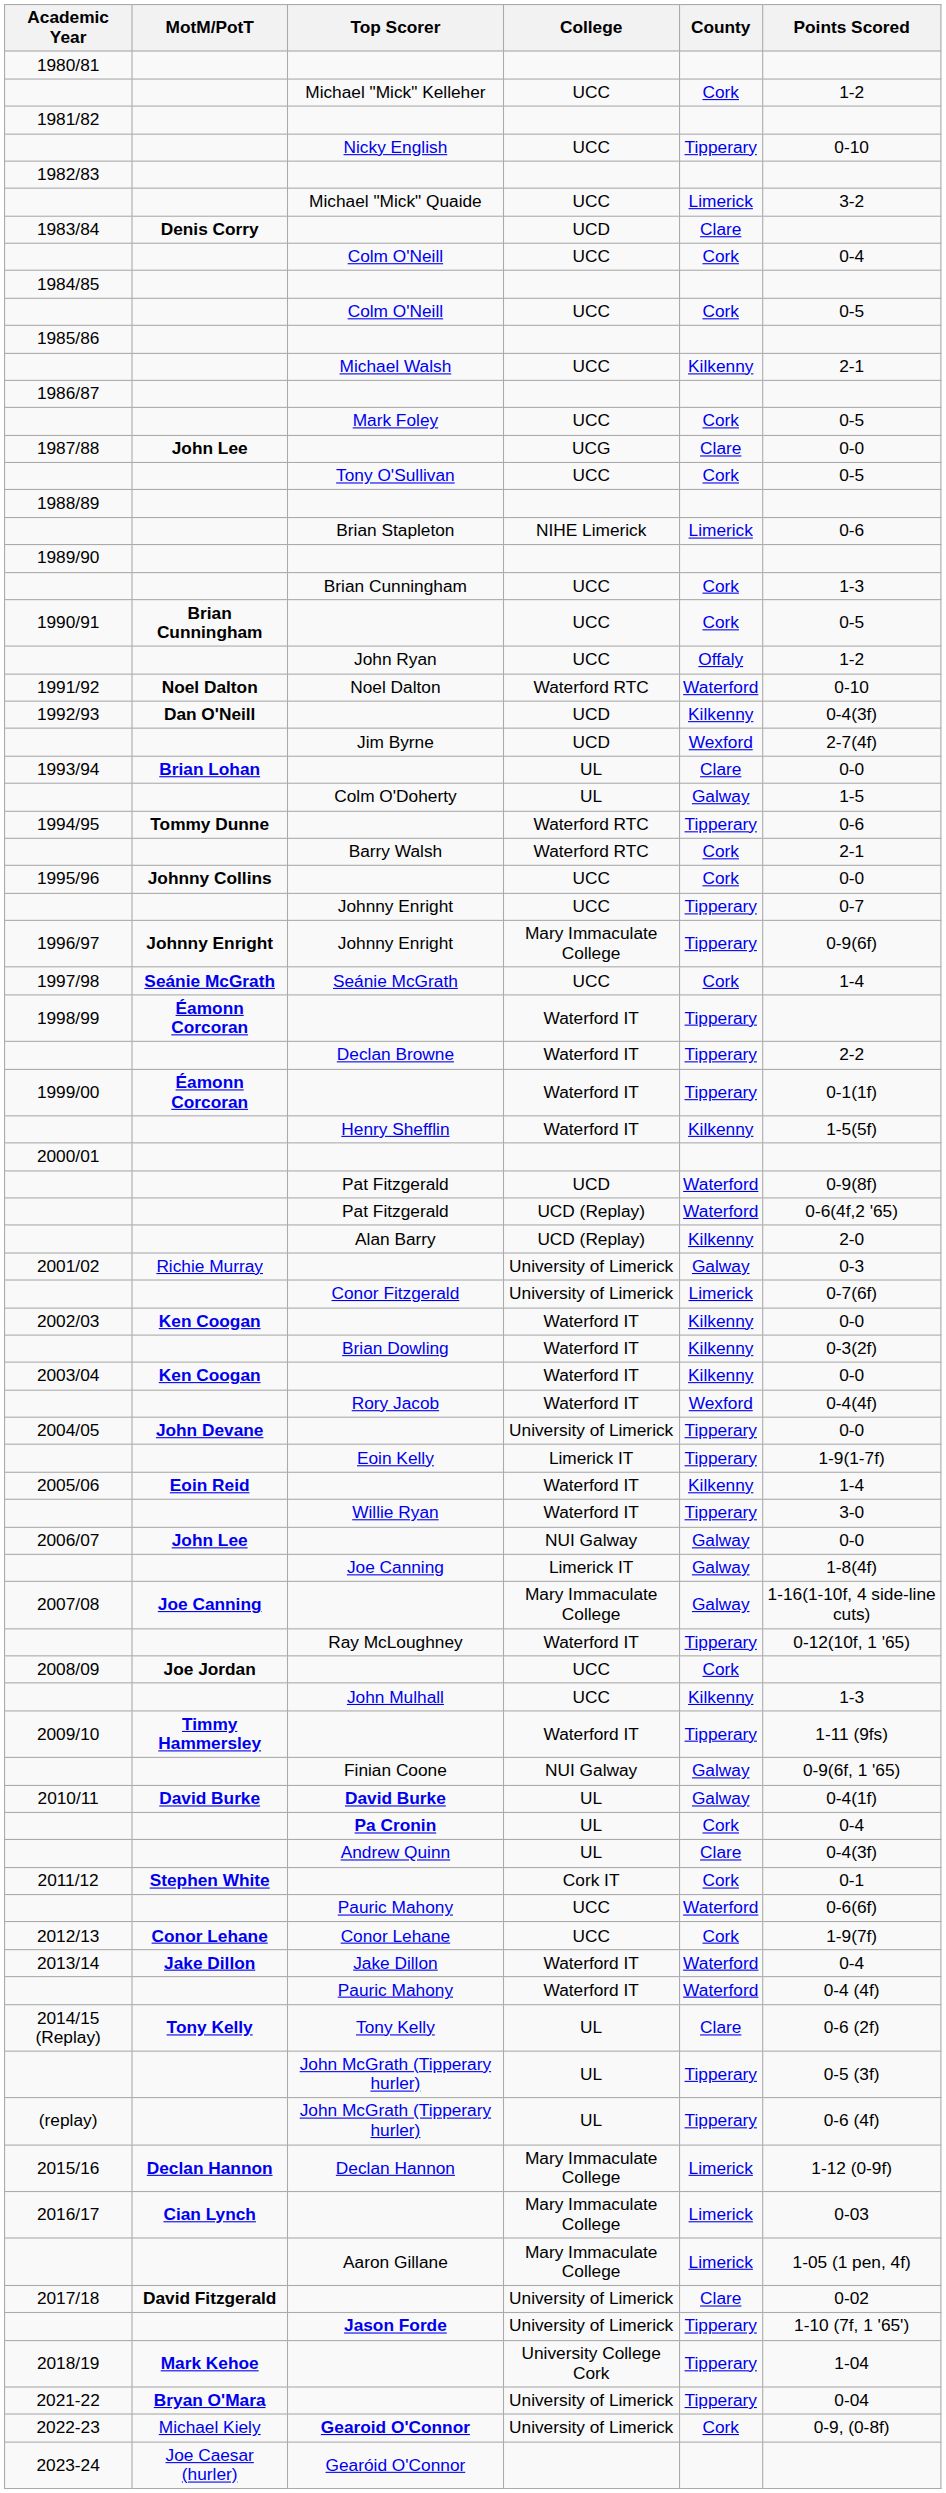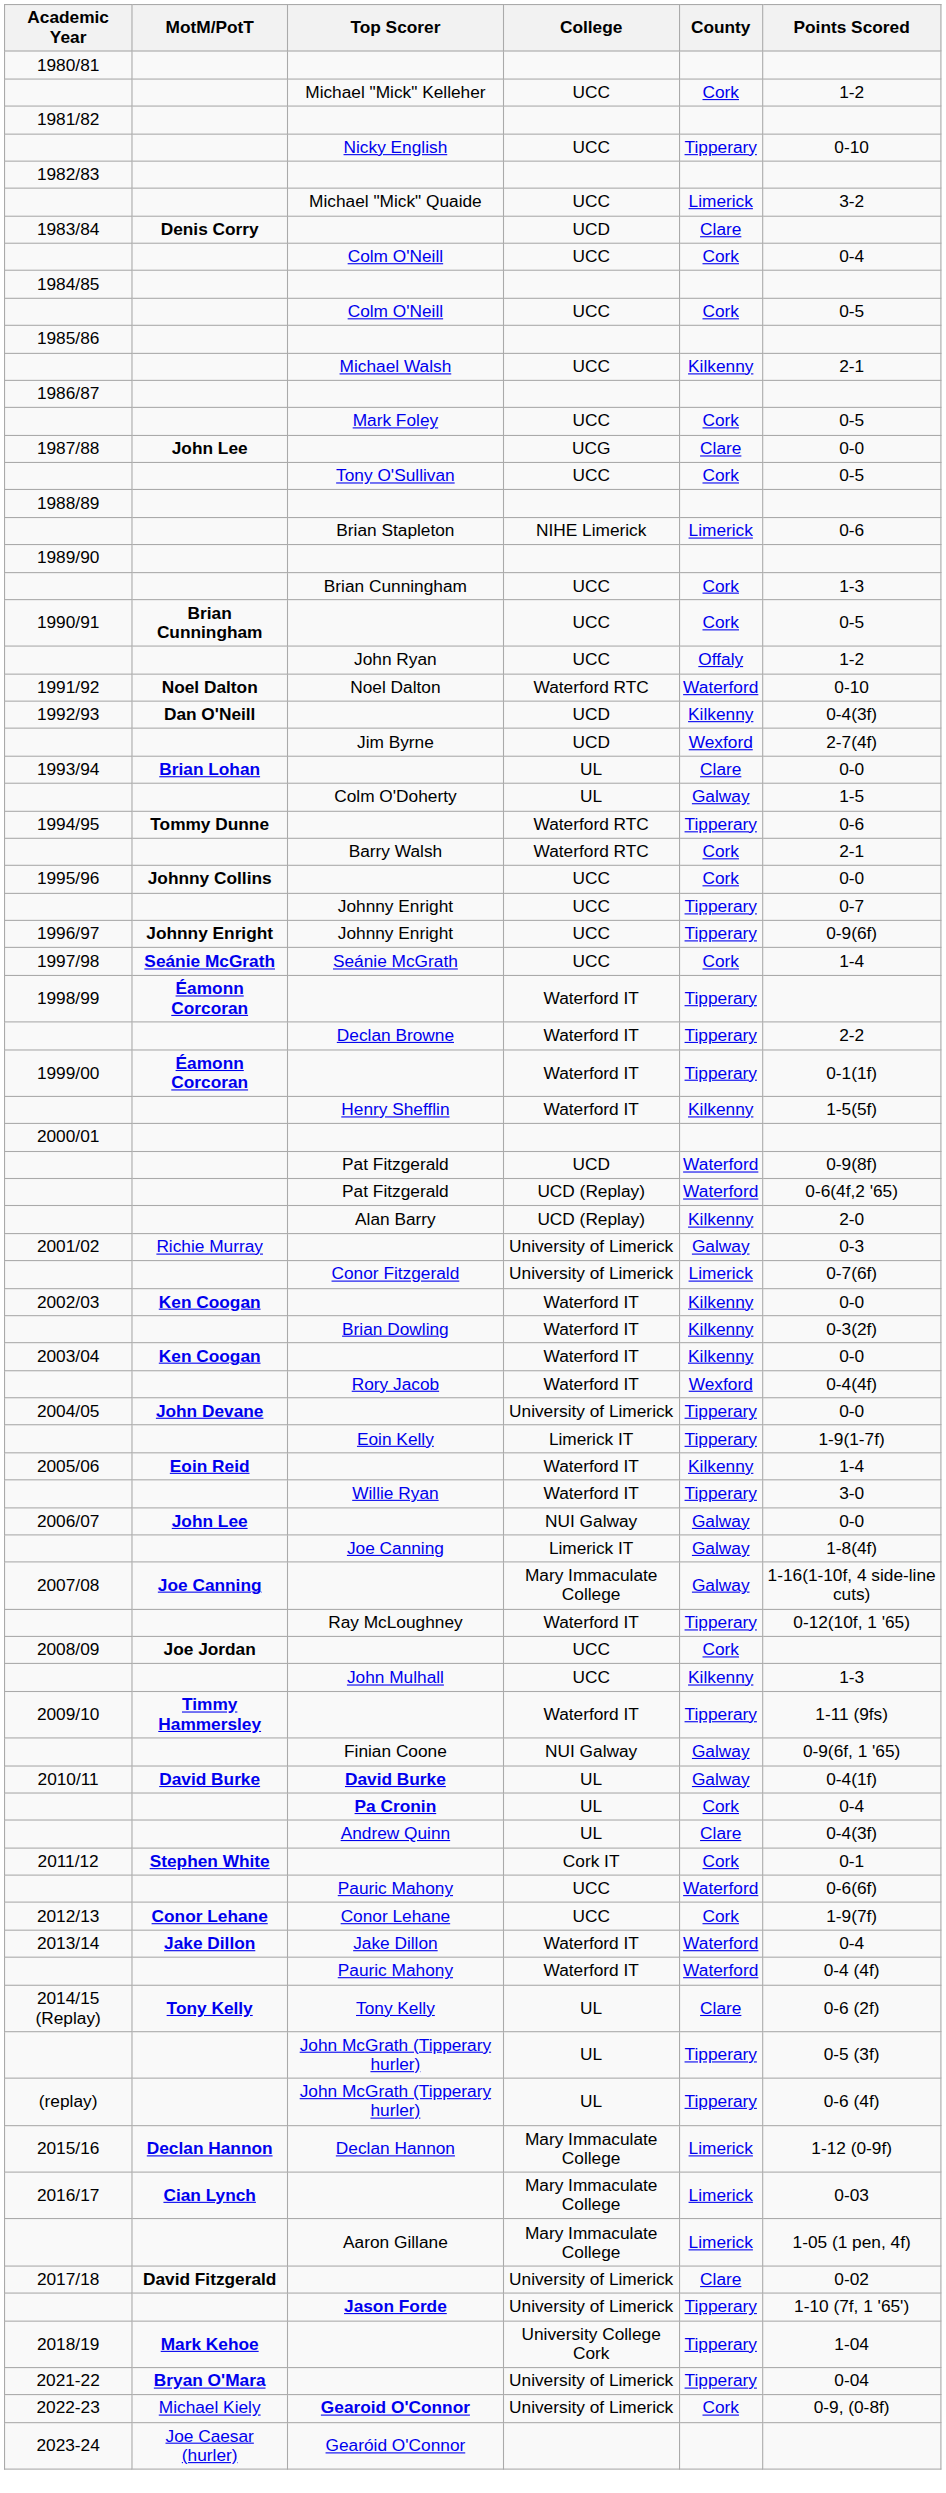(591, 943) Mary Immaculate College -> (591, 934) UCC
